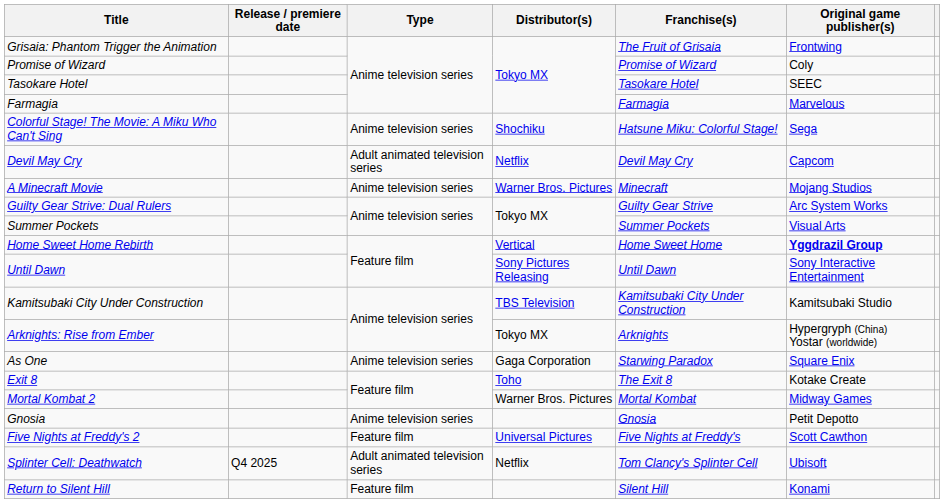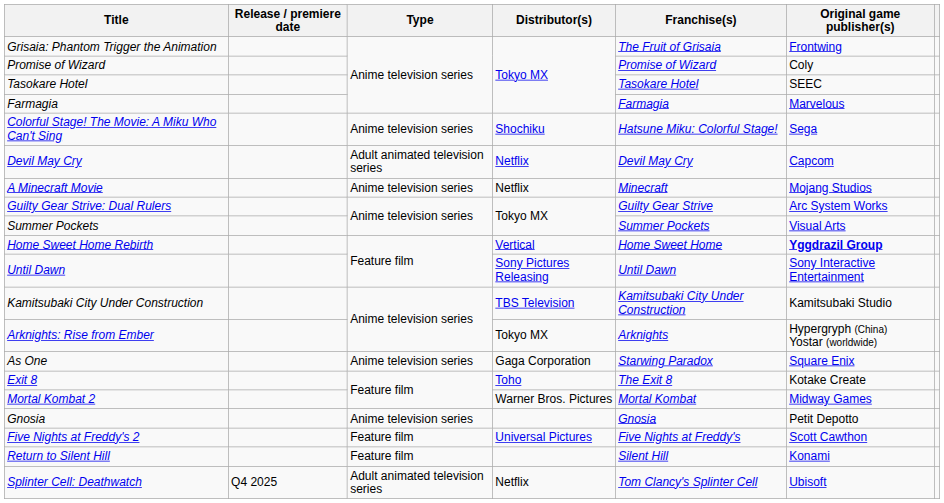(554, 187) Warner Bros. Pictures -> (512, 187) Netflix
rows swapped: (75, 463) <-> (58, 489)
